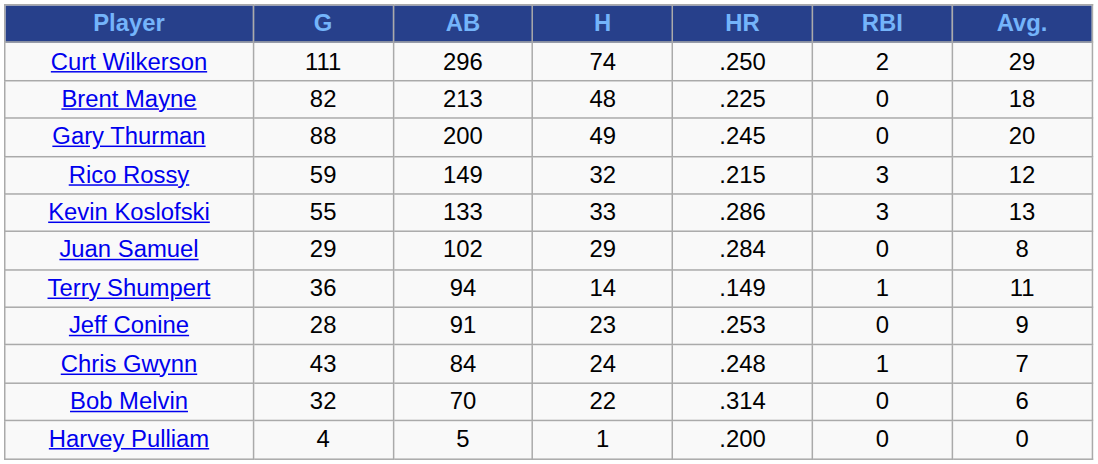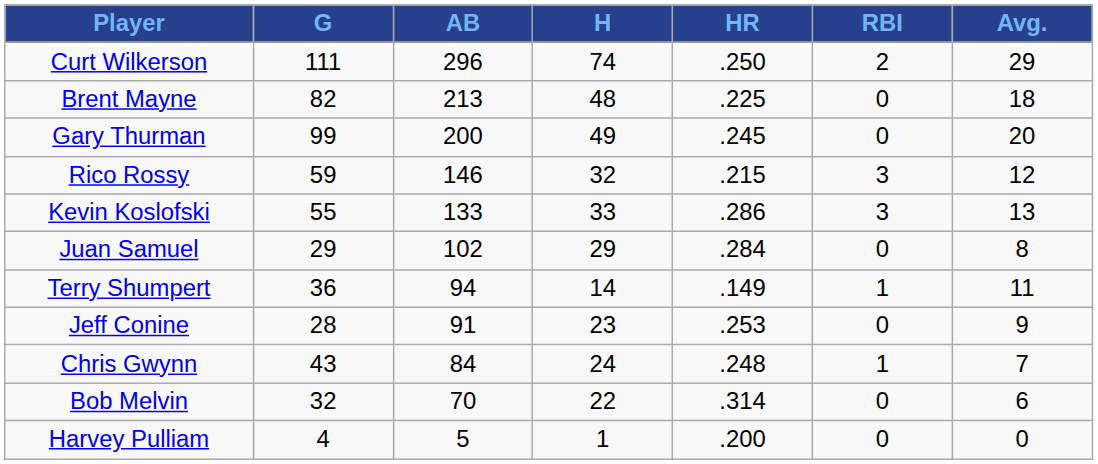(323, 136) 88 -> (323, 136) 99
(463, 174) 149 -> (463, 174) 146
